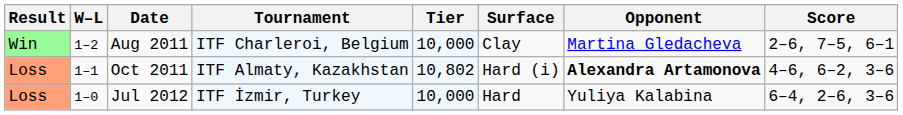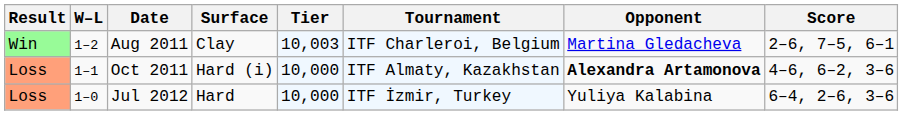columns swapped: (302, 18) <-> (521, 18)
(445, 44) 10,000 -> (310, 44) 10,003
(445, 70) 10,802 -> (310, 70) 10,000
